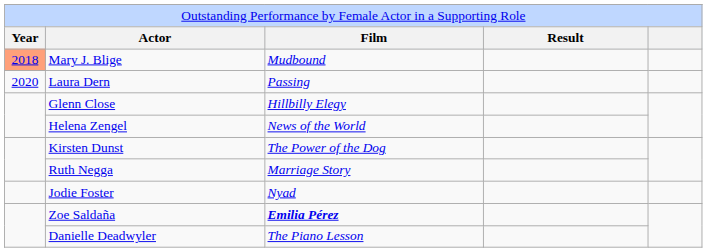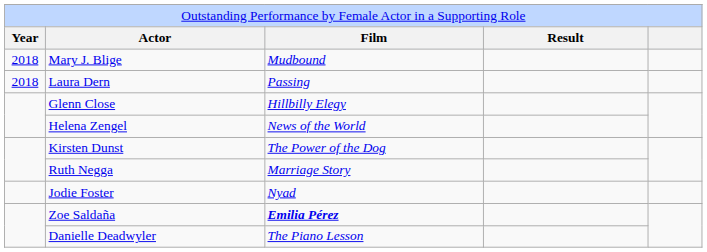(25, 60) lightsalmon background -> (25, 60) no background
(25, 82) 2020 -> (25, 82) 2018
